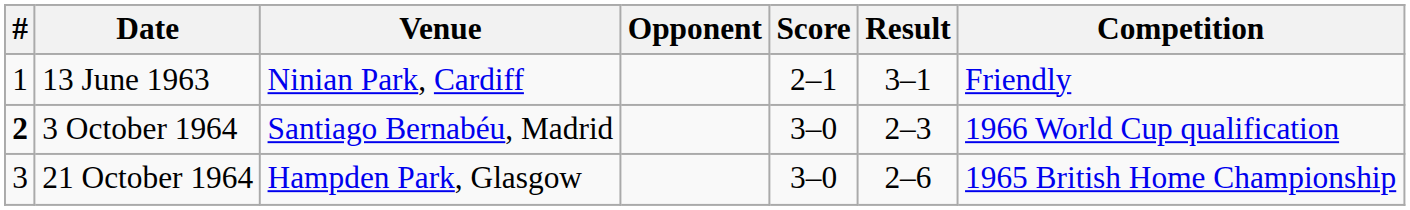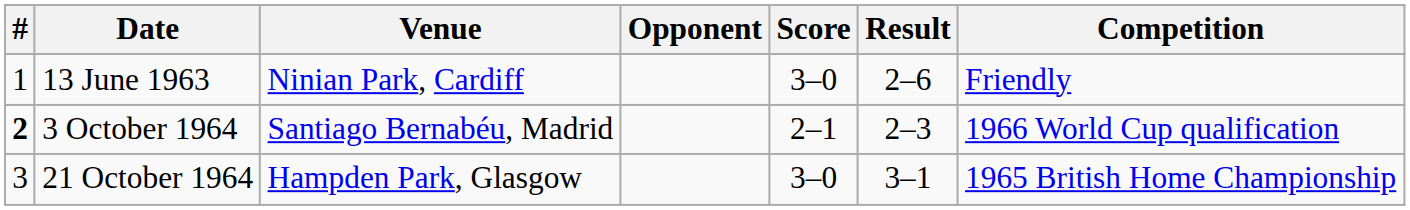(814, 79) 2–1 -> (814, 79) 3–0
(908, 79) 3–1 -> (908, 79) 2–6
(814, 128) 3–0 -> (814, 128) 2–1
(908, 178) 2–6 -> (908, 178) 3–1
